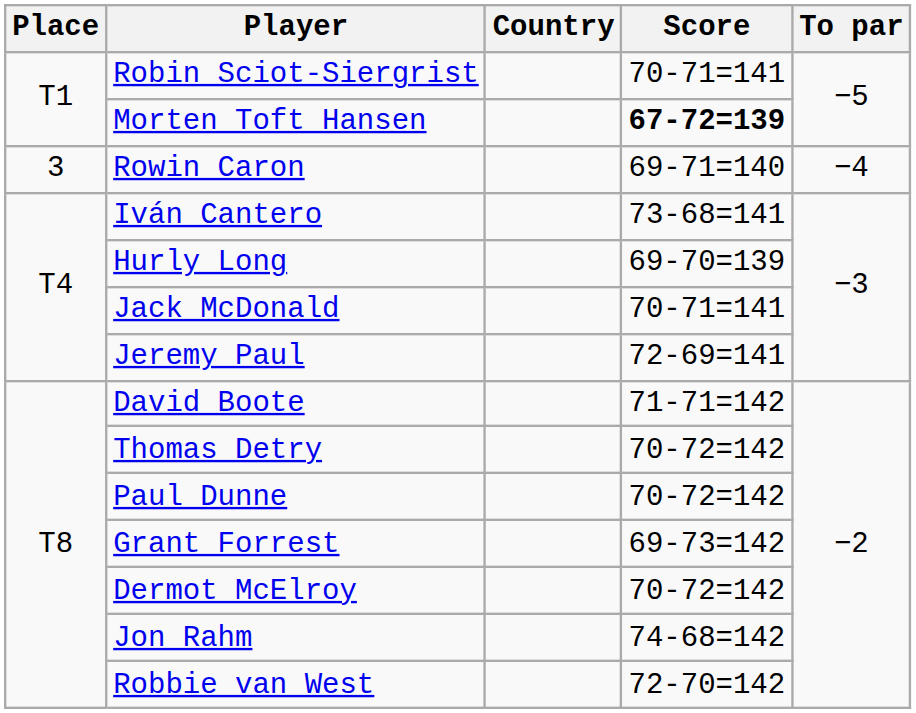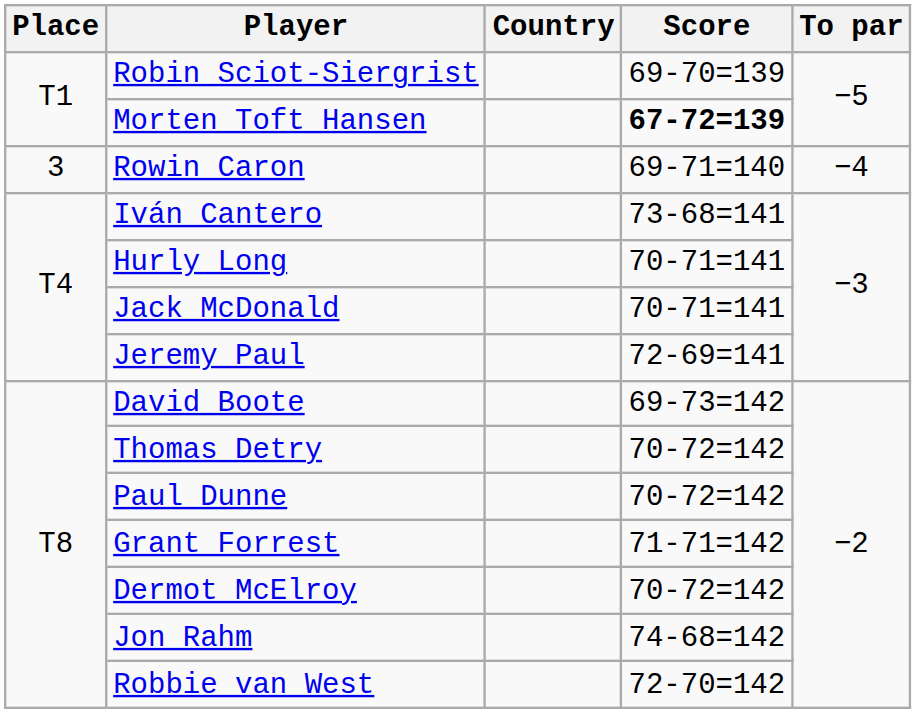(707, 76) 70-71=141 -> (707, 76) 69-70=139
(707, 263) 69-70=139 -> (707, 263) 70-71=141
(707, 404) 71-71=142 -> (707, 404) 69-73=142
(707, 544) 69-73=142 -> (707, 544) 71-71=142
